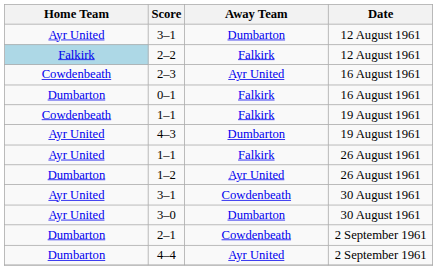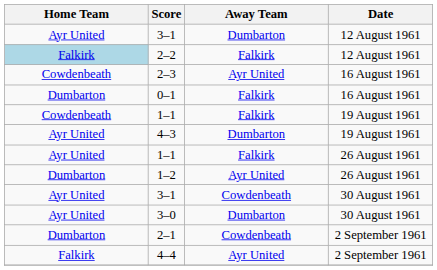(76, 255) Dumbarton -> (76, 255) Falkirk
